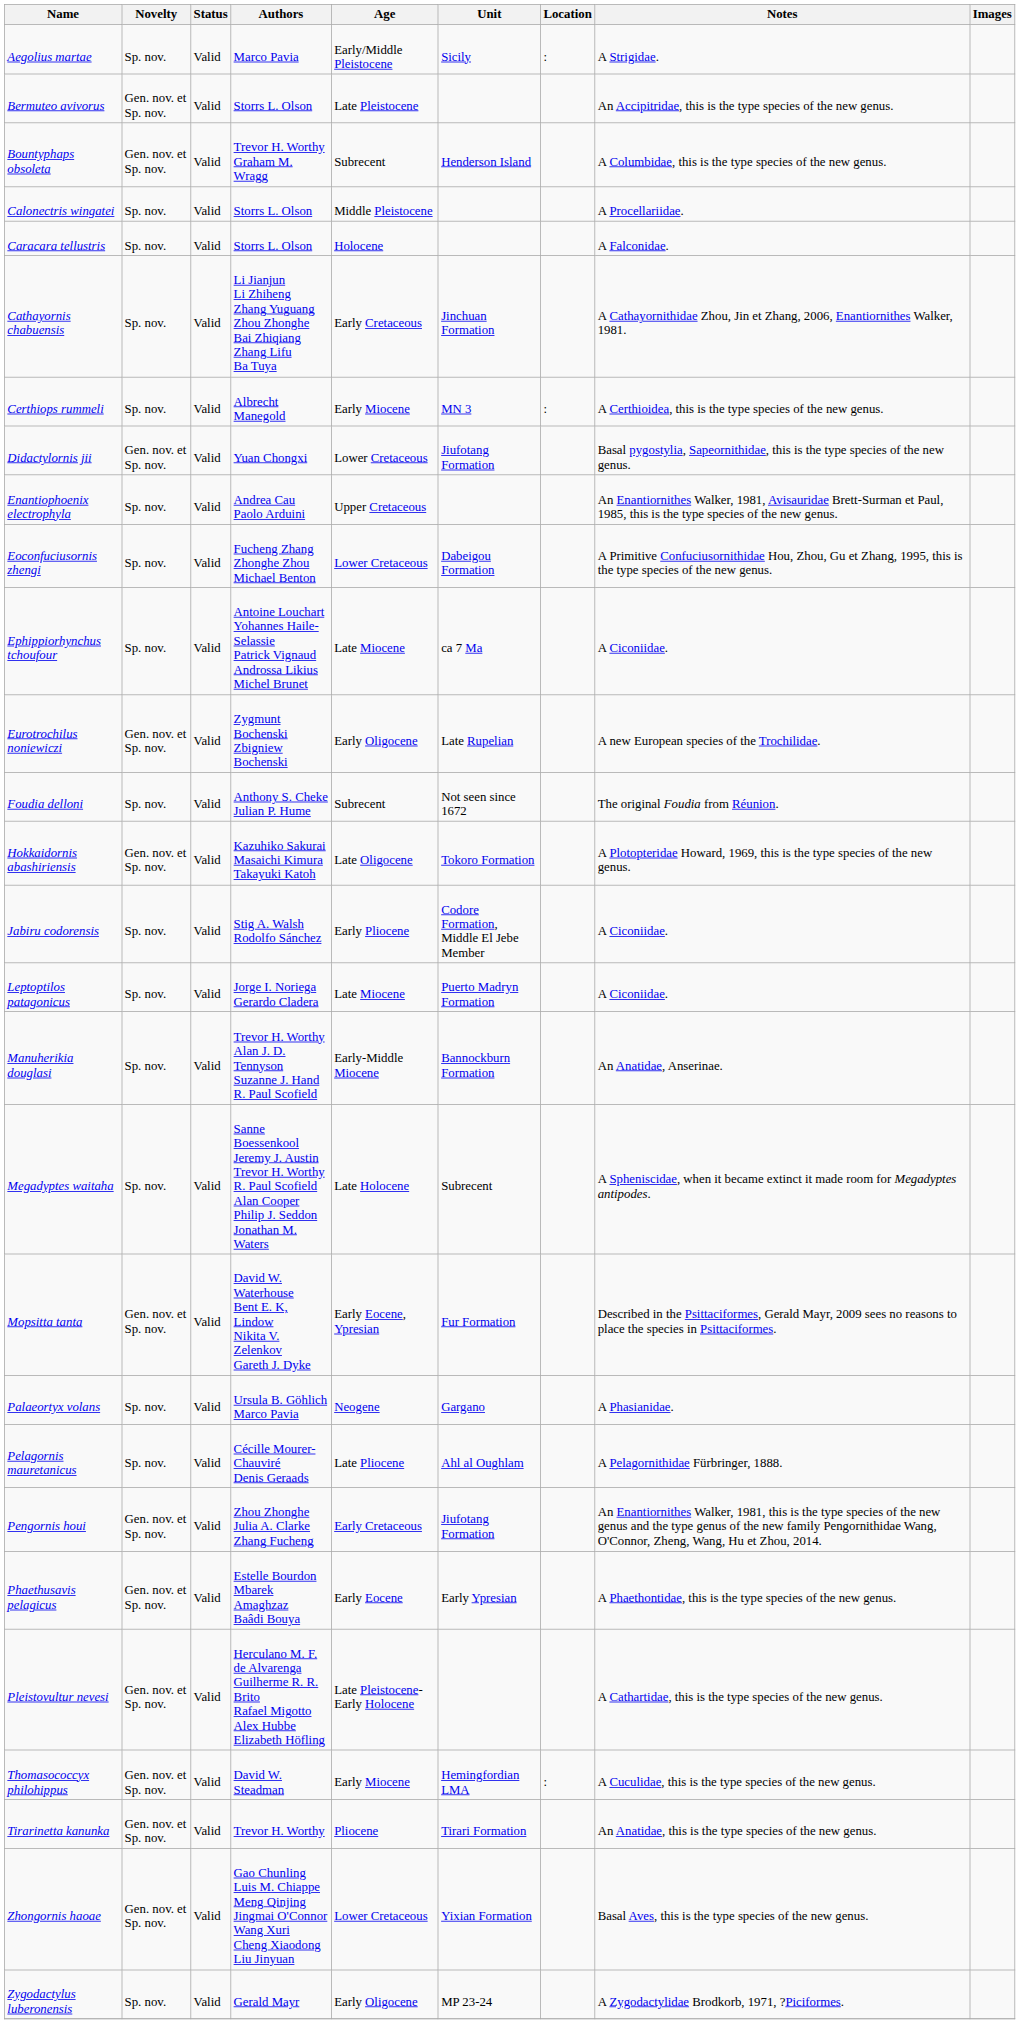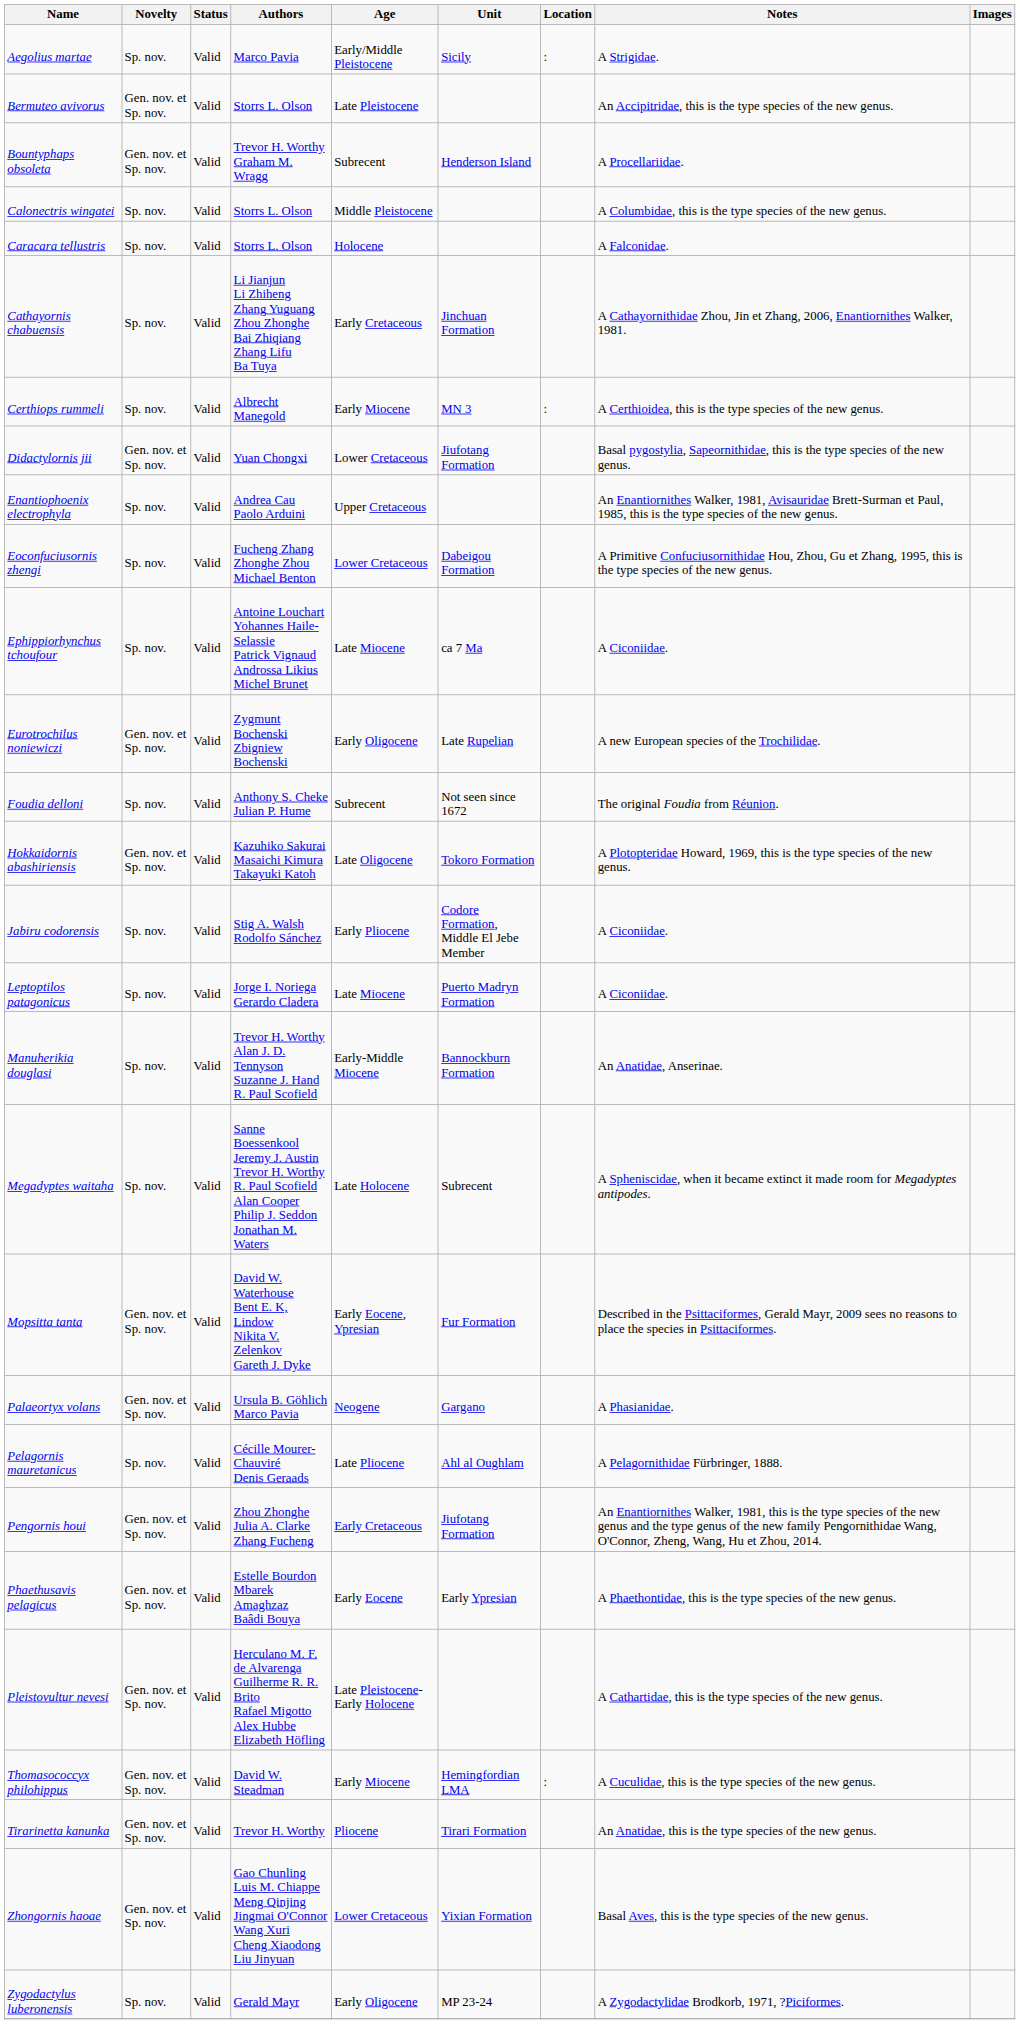(742, 161) A Columbidae, this is the type species of the new genus. -> (641, 161) A Procellariidae.
(641, 211) A Procellariidae. -> (742, 211) A Columbidae, this is the type species of the new genus.
(145, 1407) Sp. nov. -> (155, 1407) Gen. nov. et Sp. nov.
